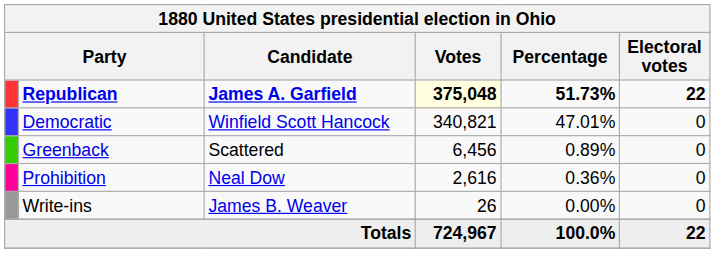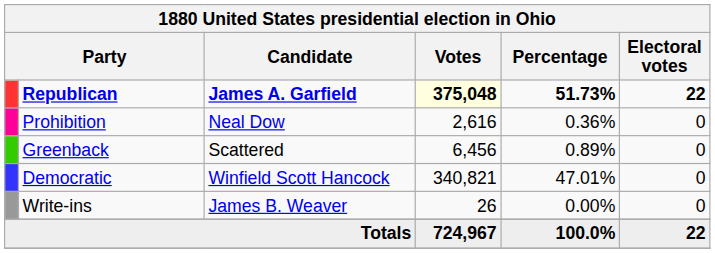rows swapped: (67, 122) <-> (64, 178)
